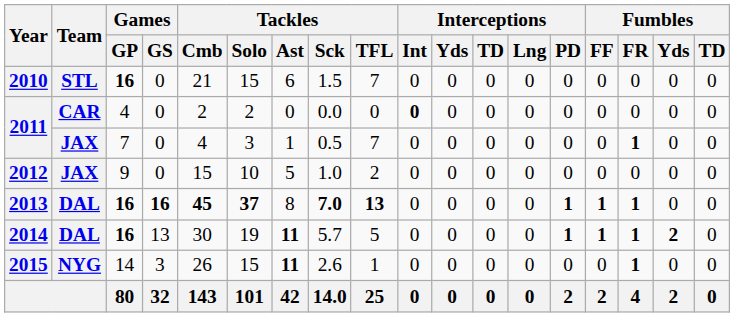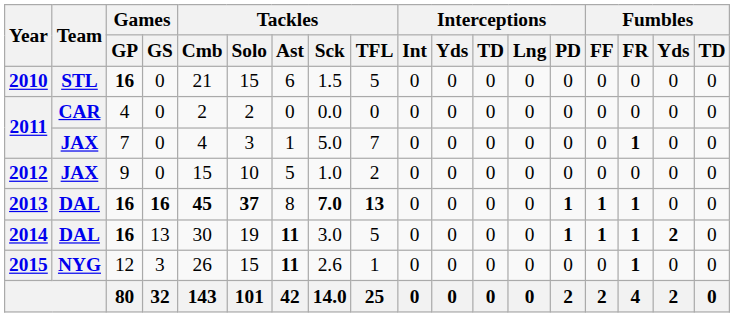(374, 81) 7 -> (374, 81) 5
(415, 111) bold -> (415, 111) normal
(330, 142) 0.5 -> (330, 142) 5.0
(330, 234) 5.7 -> (330, 234) 3.0
(125, 265) 14 -> (125, 265) 12
